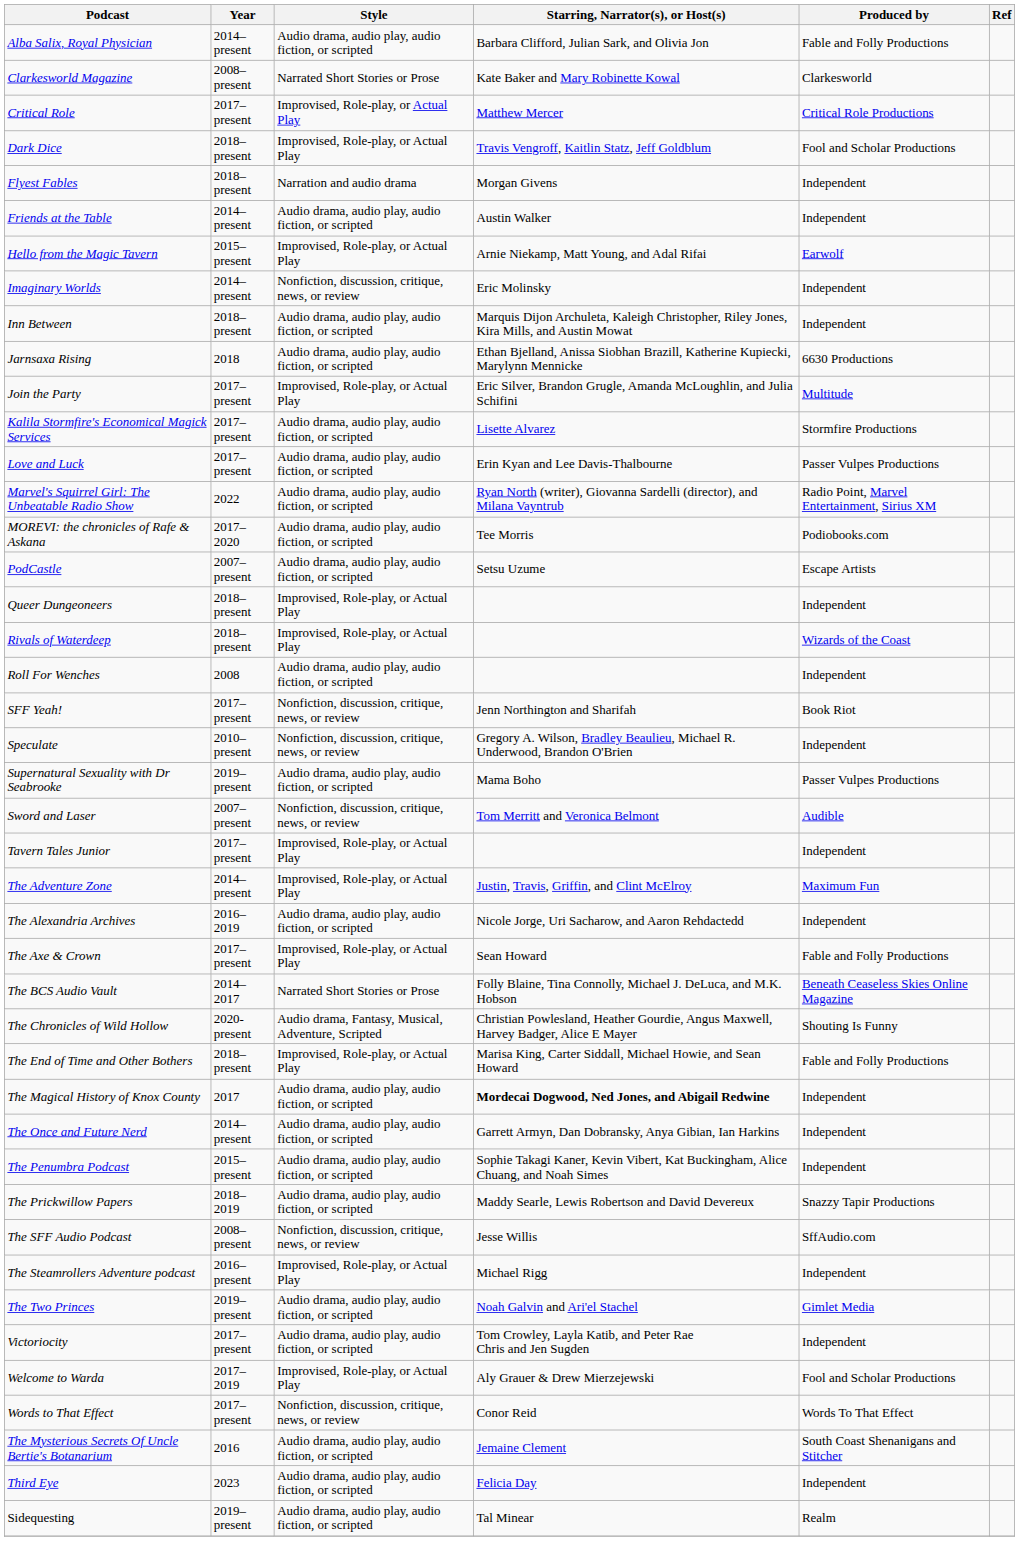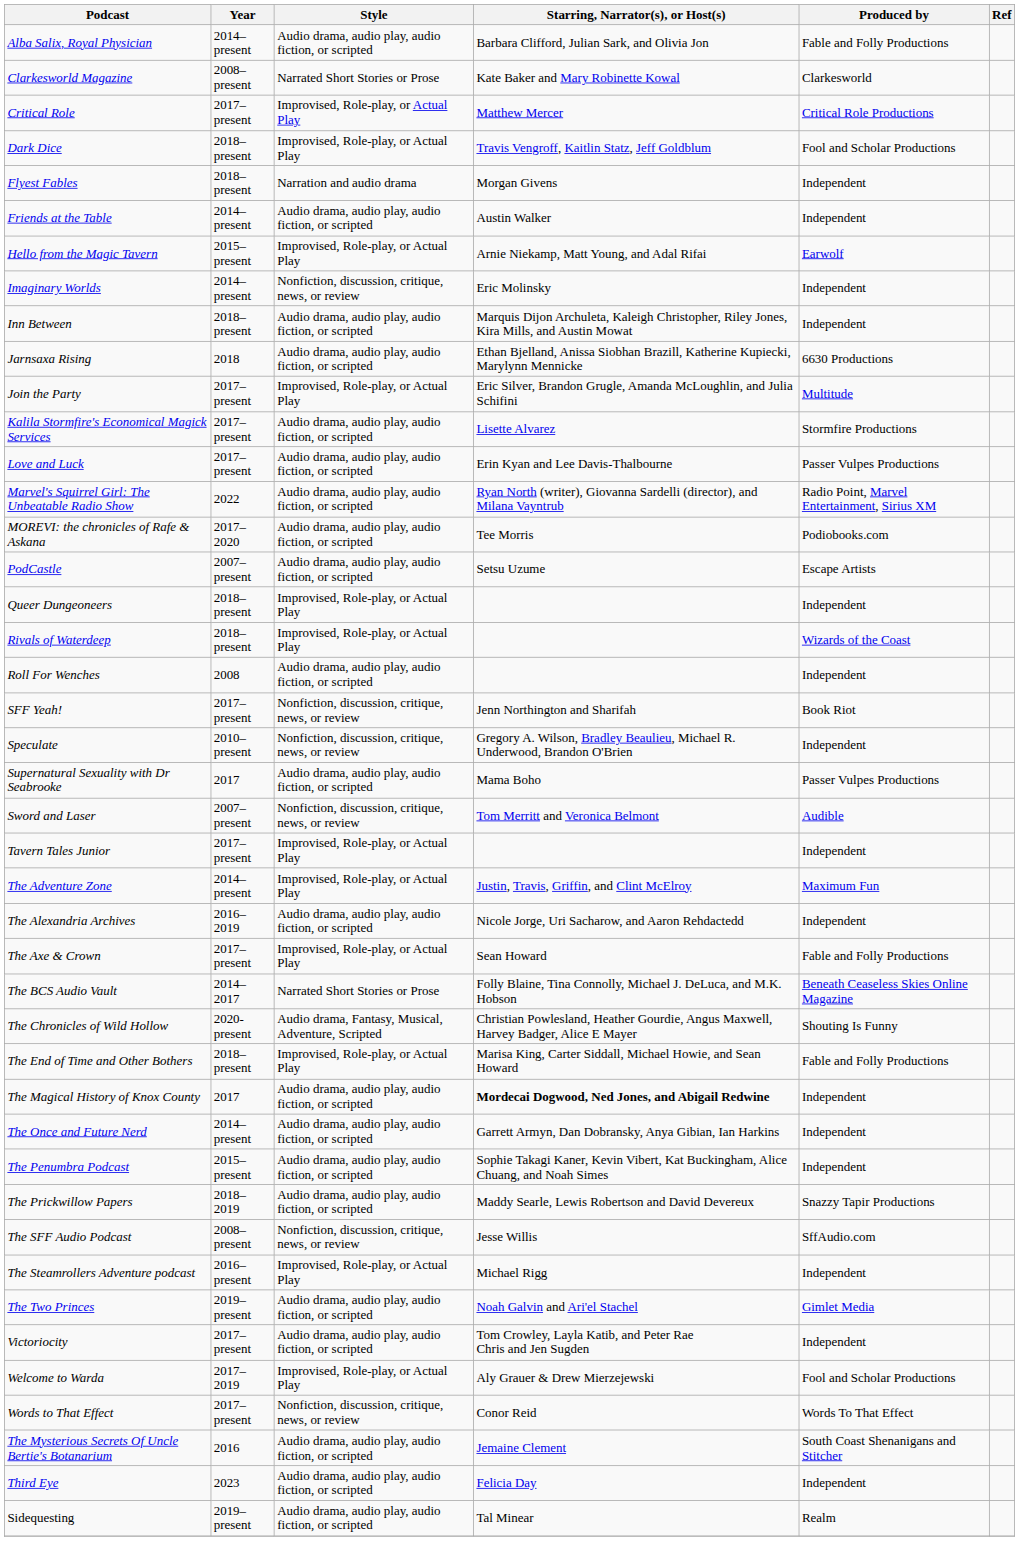(232, 780) 2019–present -> (227, 780) 2017
